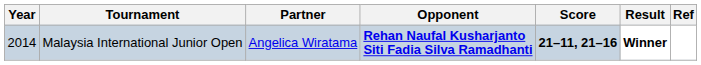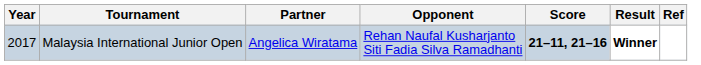(22, 43) 2014 -> (22, 43) 2017
(448, 43) bold -> (443, 43) normal
